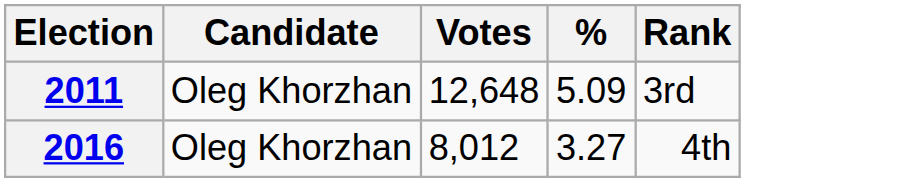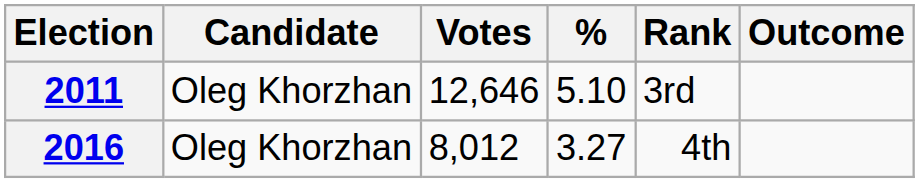+ column: (826, 33)
(484, 90) 12,648 -> (484, 90) 12,646
(591, 90) 5.09 -> (591, 90) 5.10
